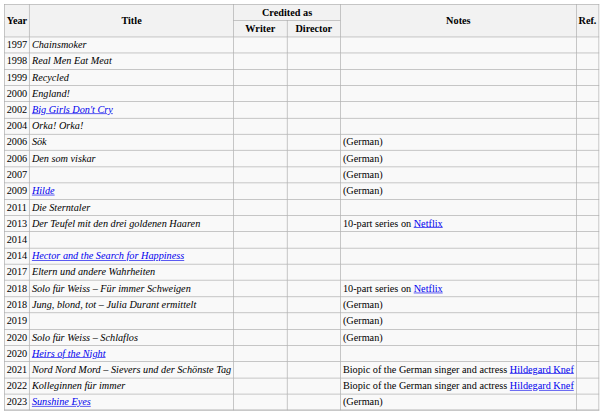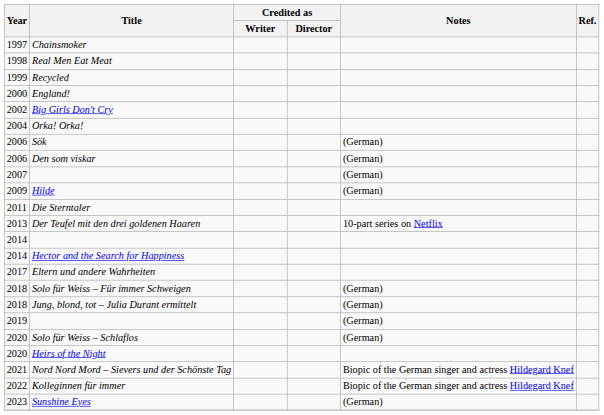(393, 288) 10-part series on Netflix -> (363, 288) (German)
